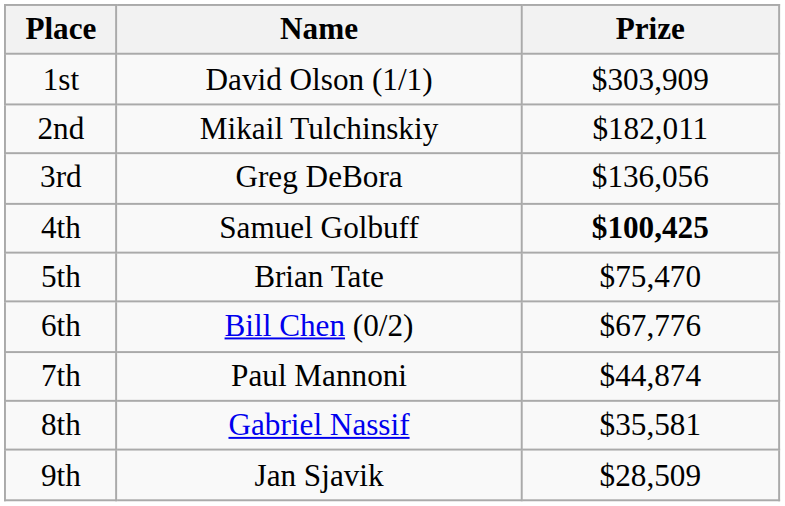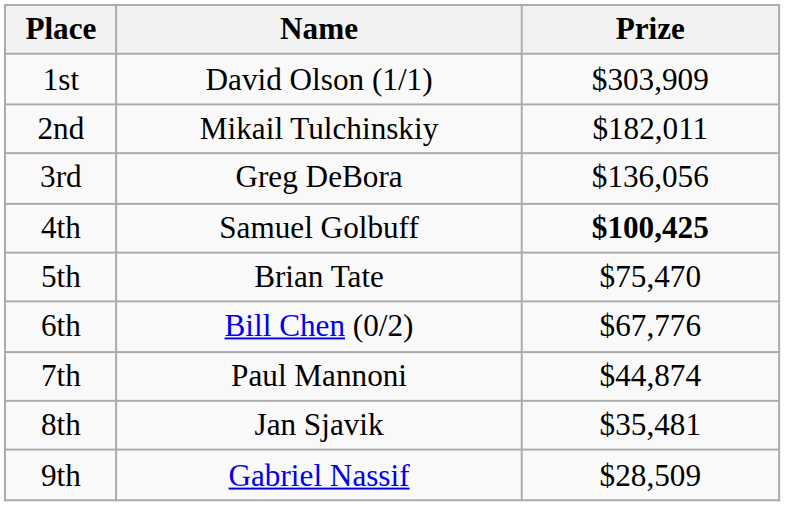(319, 425) Gabriel Nassif -> (319, 425) Jan Sjavik
(650, 425) $35,581 -> (650, 425) $35,481
(319, 474) Jan Sjavik -> (319, 474) Gabriel Nassif
